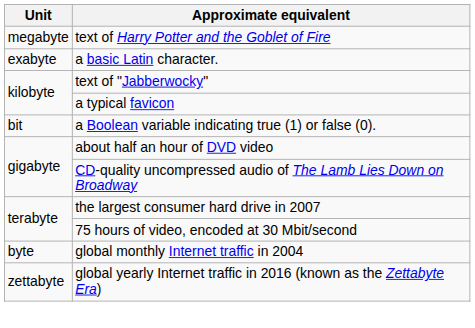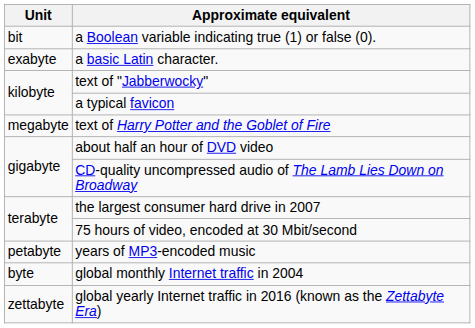rows swapped: (226, 125) <-> (203, 37)
+ row: (165, 251)
